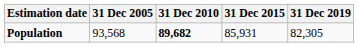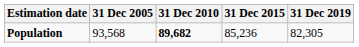(241, 32) 85,931 -> (241, 32) 85,236
